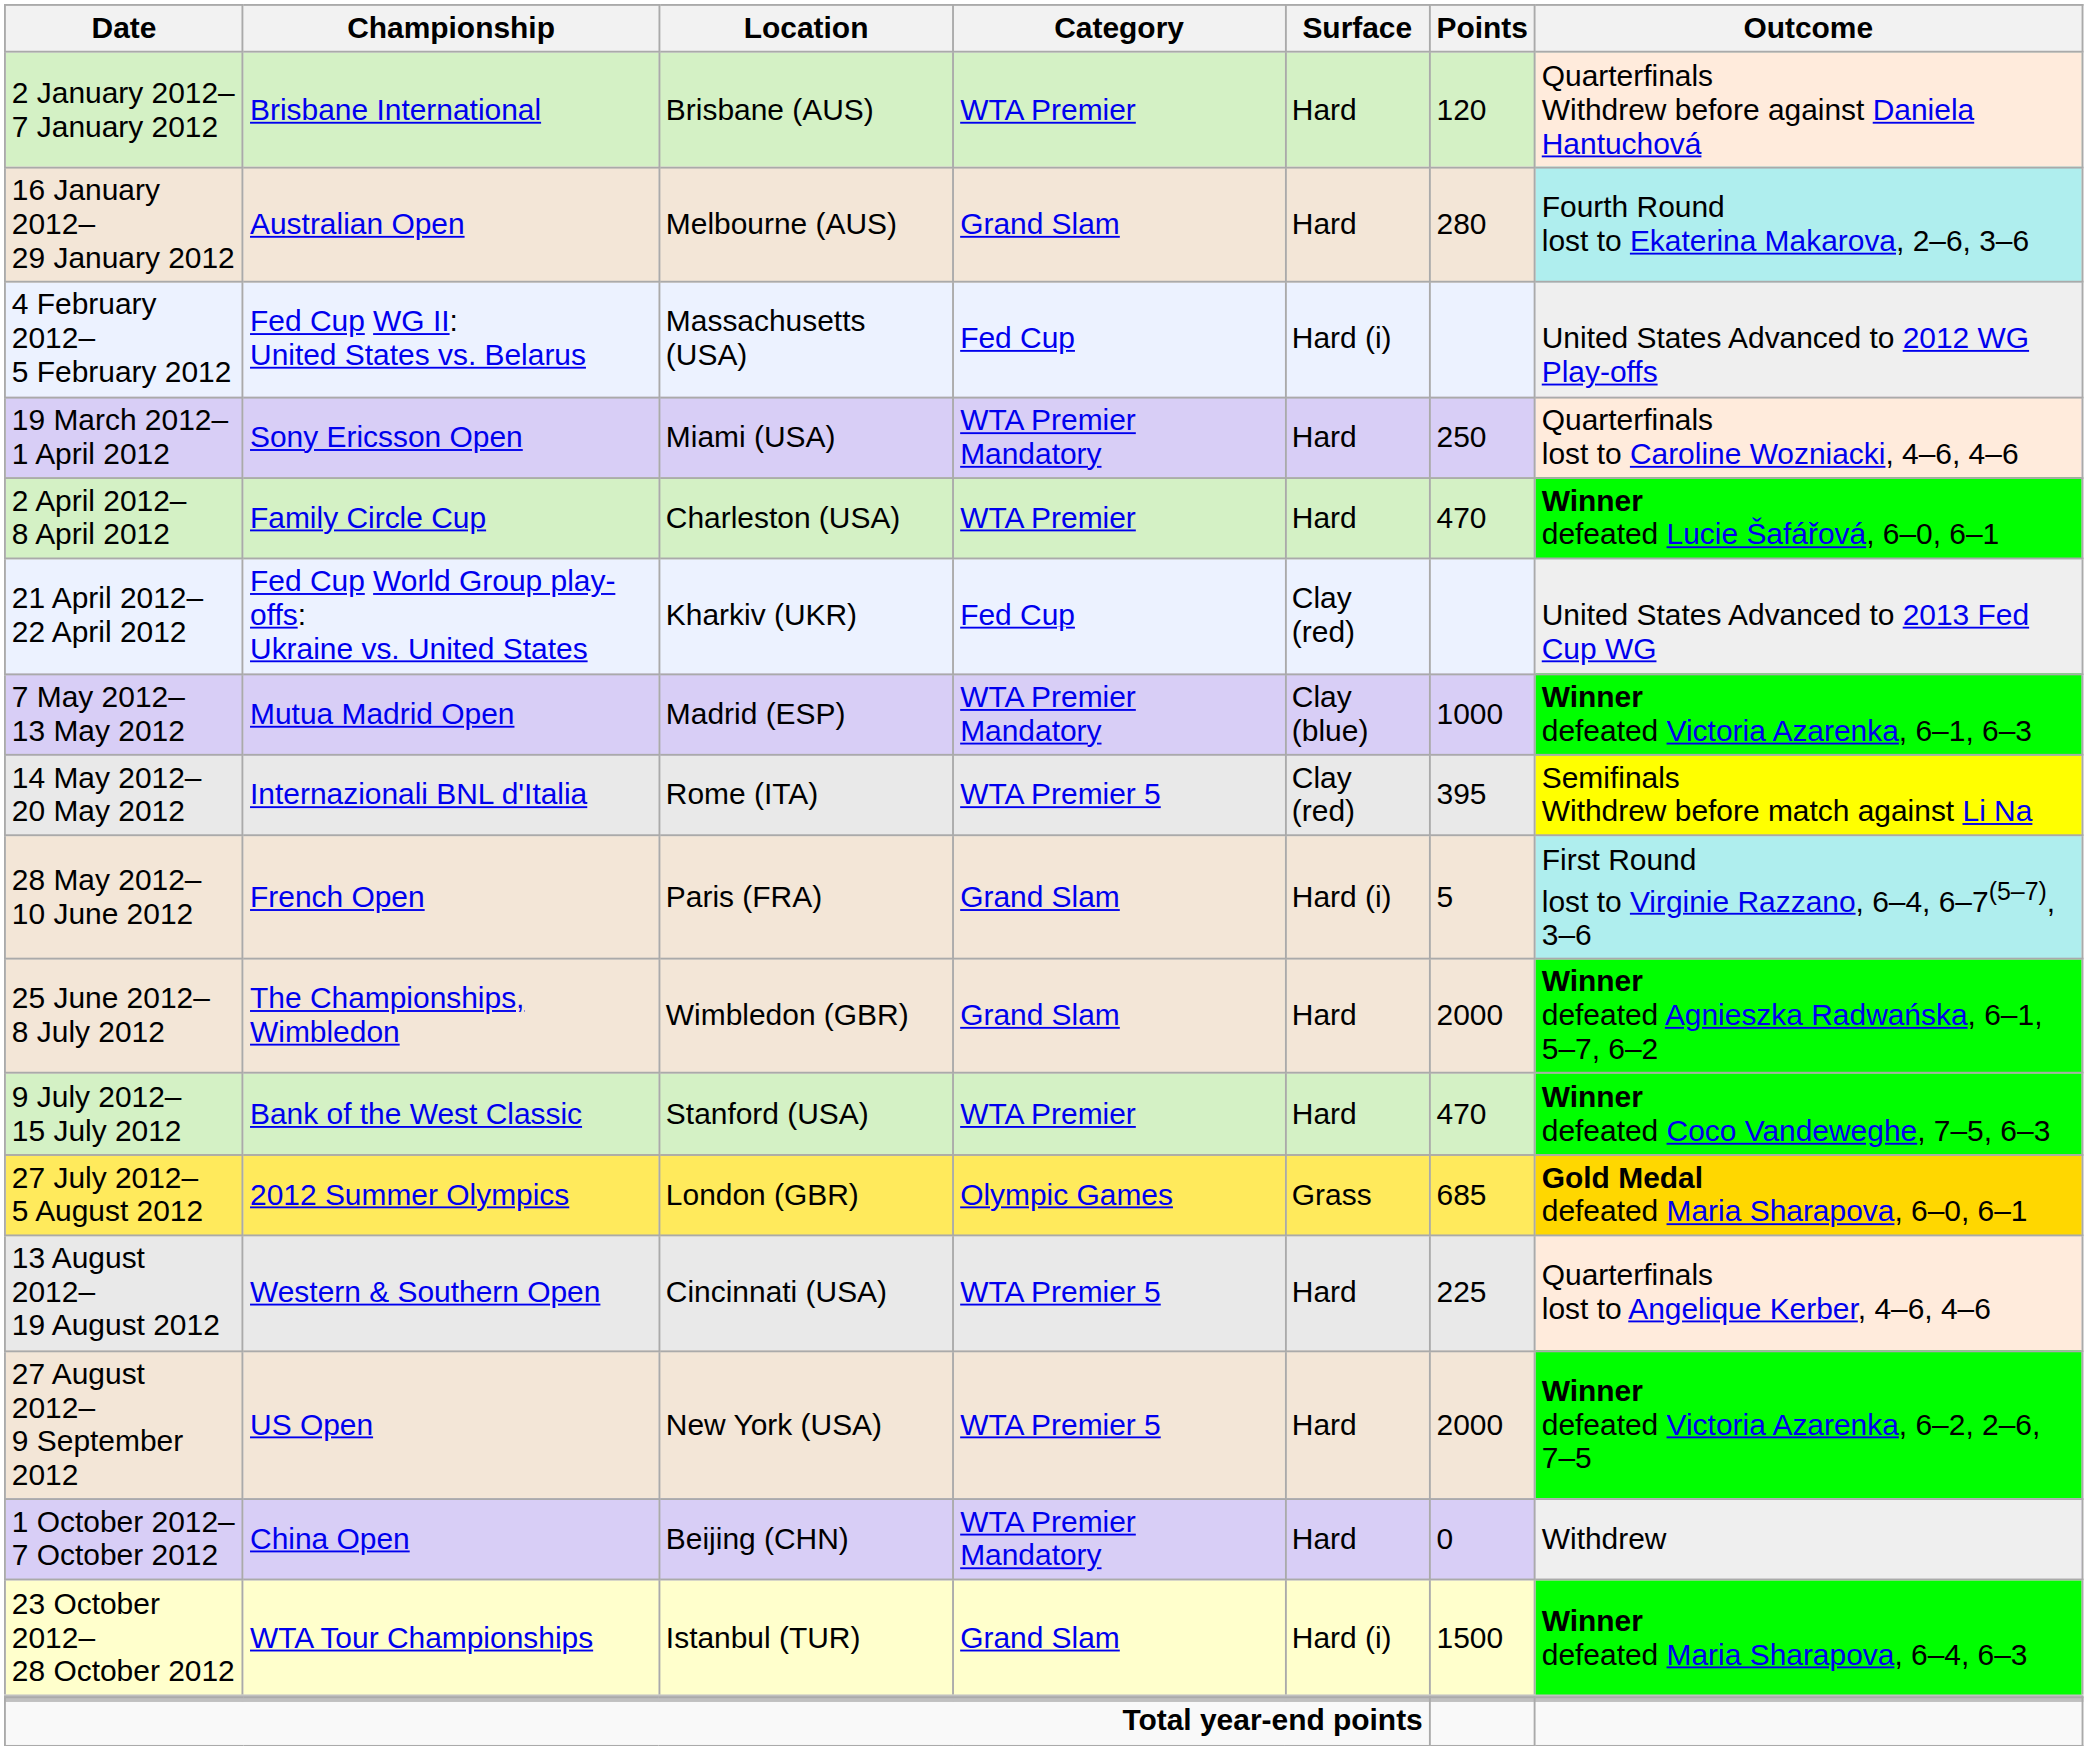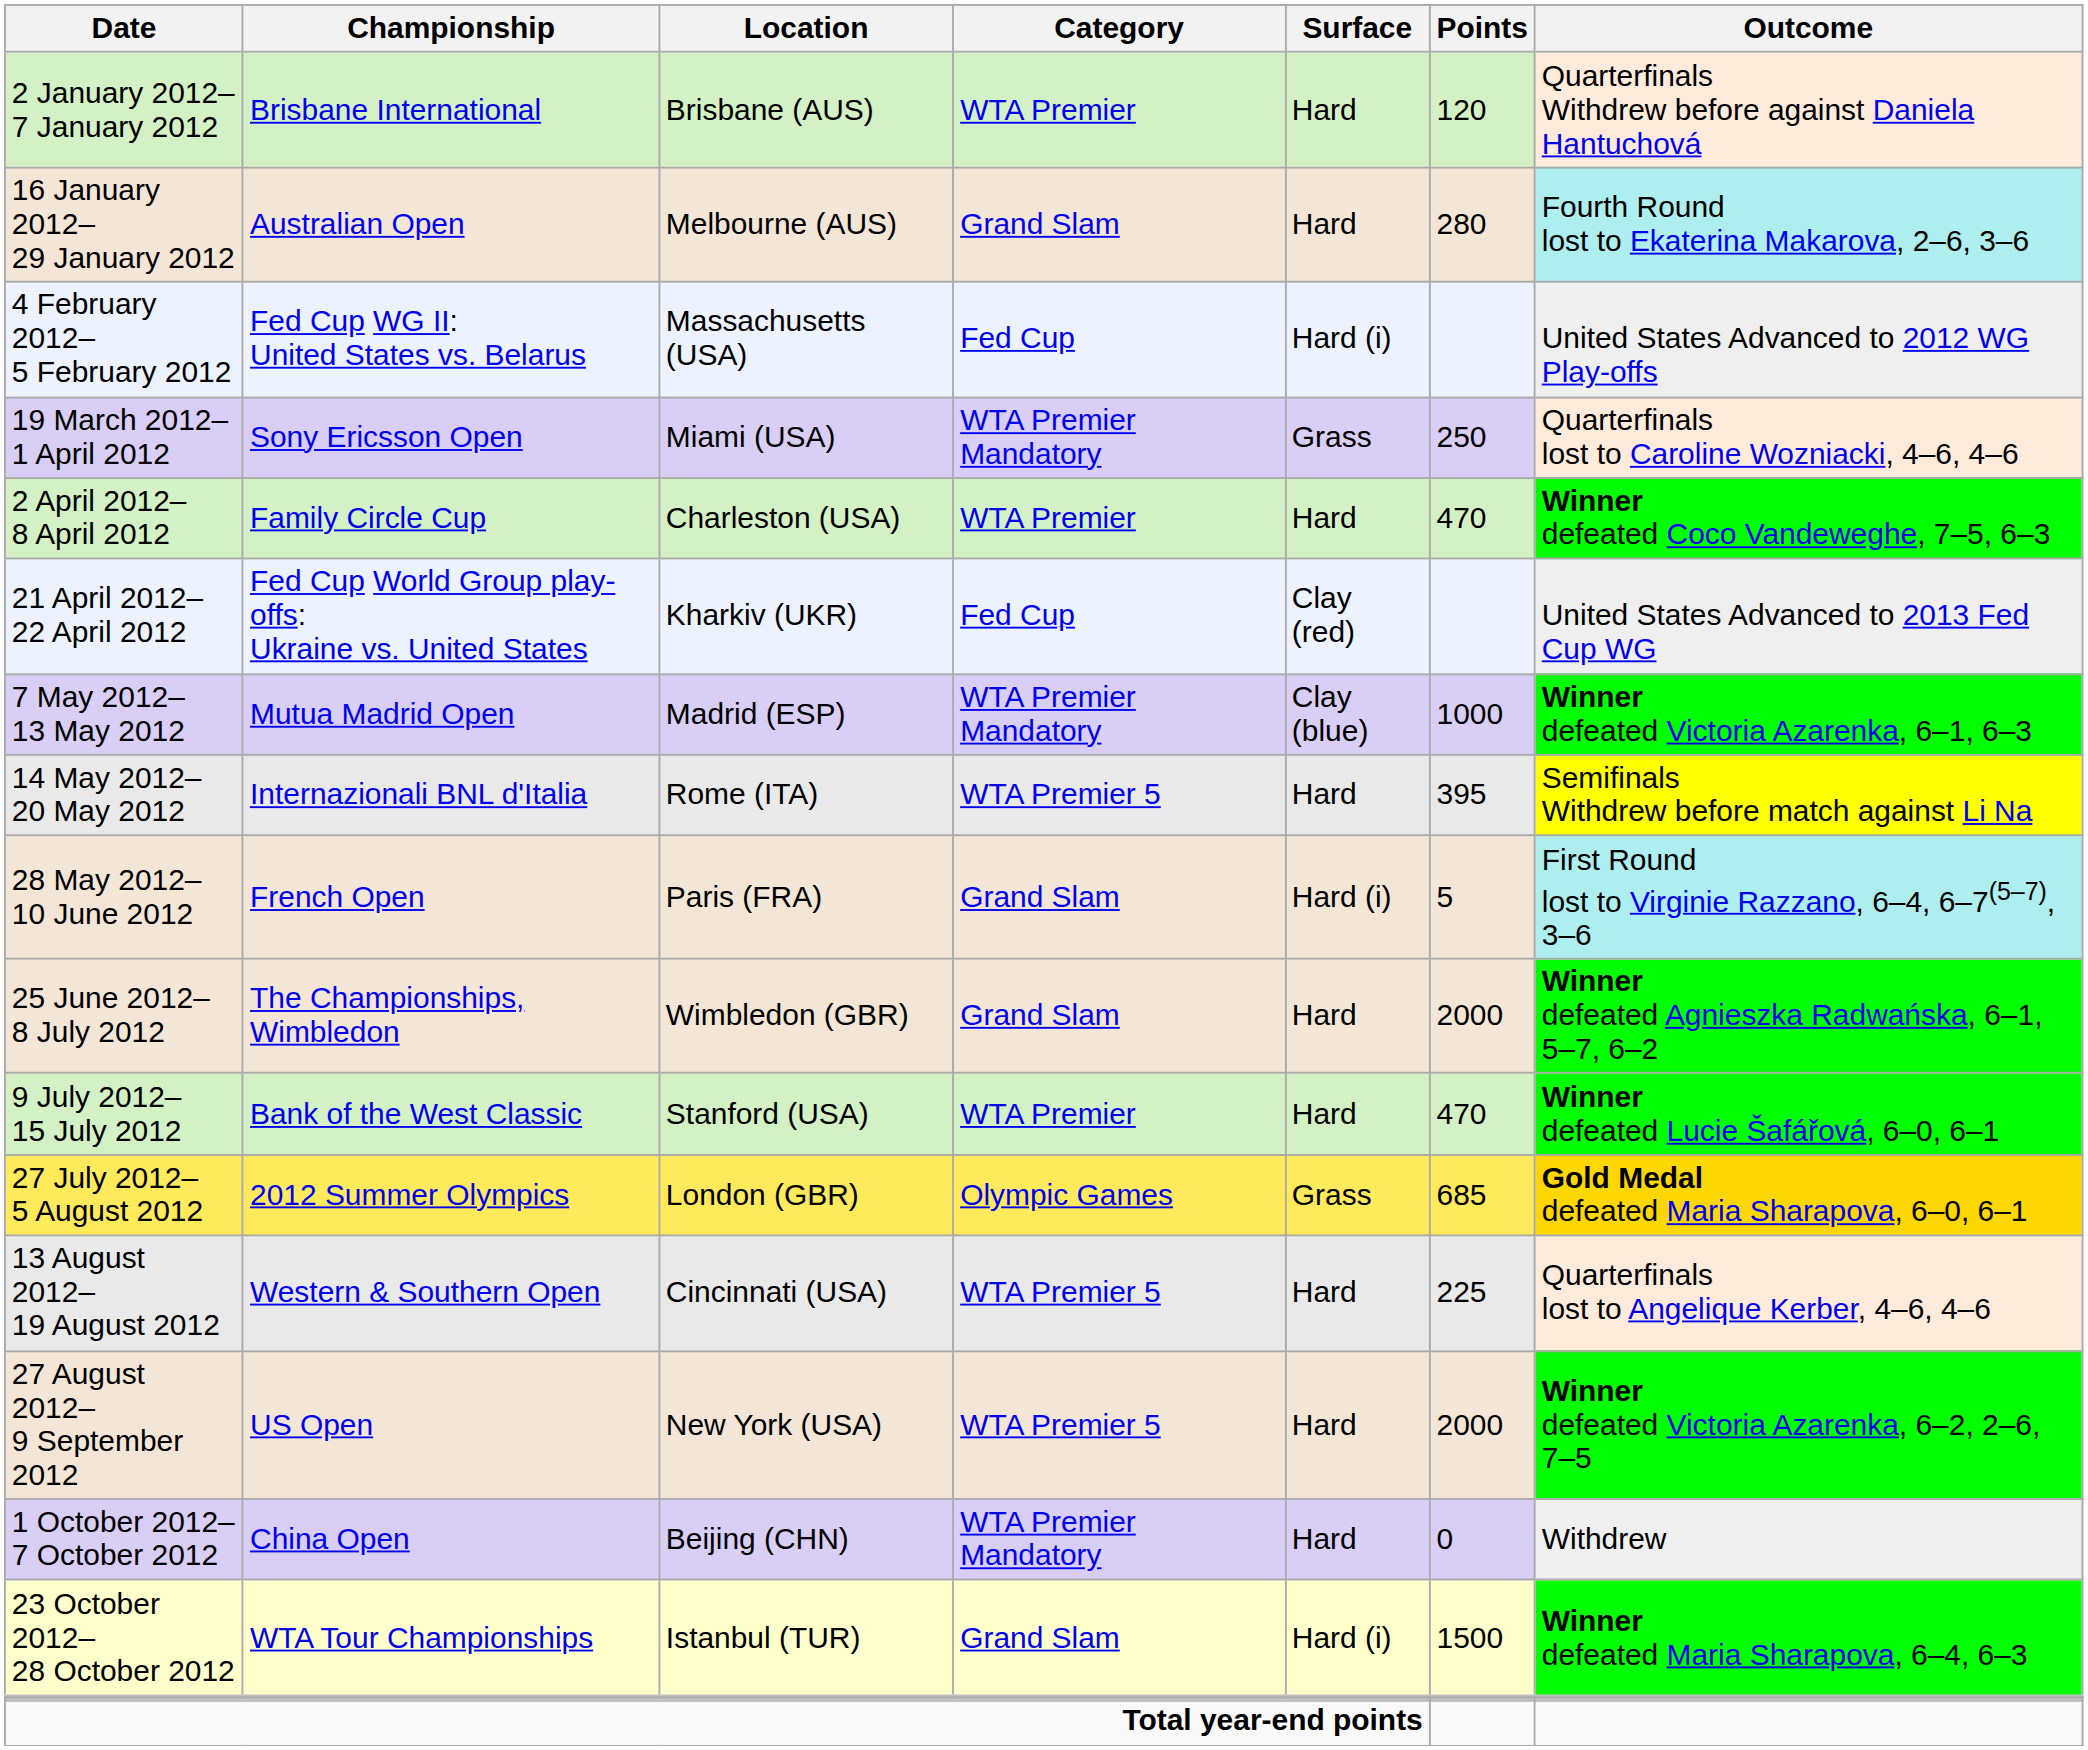(1324, 436) Hard -> (1332, 436) Grass
(1770, 517) Winner defeated Lucie Šafářová, 6–0, 6–1 -> (1796, 517) Winner defeated Coco Vandeweghe, 7–5, 6–3
(1323, 794) Clay (red) -> (1324, 794) Hard
(1796, 1113) Winner defeated Coco Vandeweghe, 7–5, 6–3 -> (1770, 1113) Winner defeated Lucie Šafářová, 6–0, 6–1
